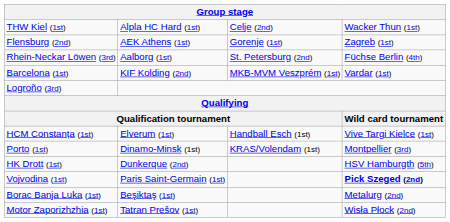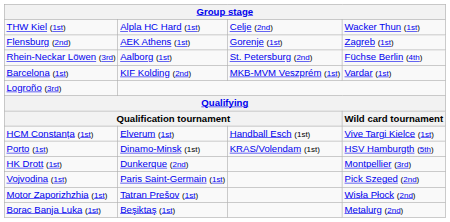(378, 149) Montpellier (3rd) -> (389, 149) HSV Hamburgth (5th)
(389, 164) HSV Hamburgth (5th) -> (378, 164) Montpellier (3rd)
(384, 179) bold -> (382, 179) normal
rows swapped: (57, 210) <-> (54, 194)
